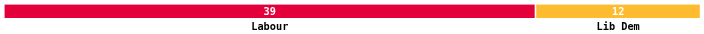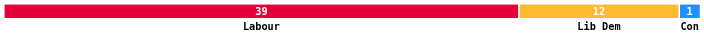+ column: (690, 11)
